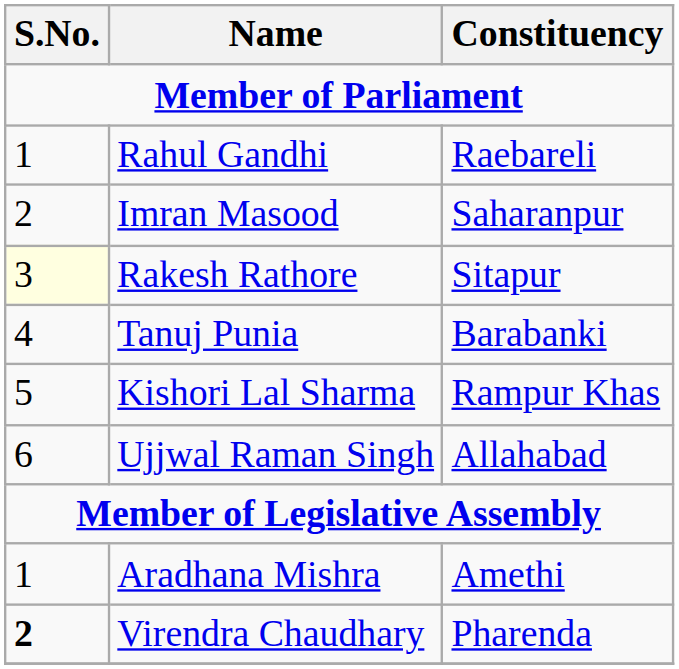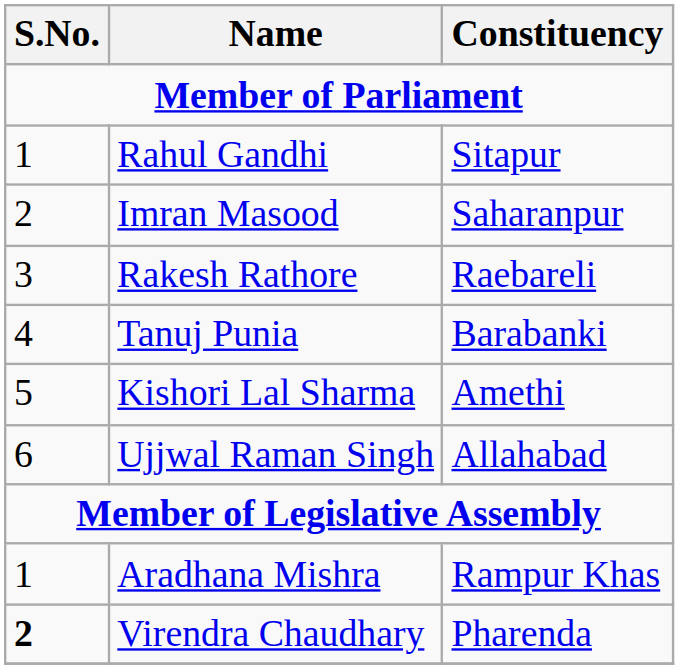(524, 154) Raebareli -> (506, 154) Sitapur
(23, 273) lightyellow background -> (23, 273) no background
(506, 273) Sitapur -> (524, 273) Raebareli
(556, 393) Rampur Khas -> (508, 393) Amethi
(508, 573) Amethi -> (556, 573) Rampur Khas
